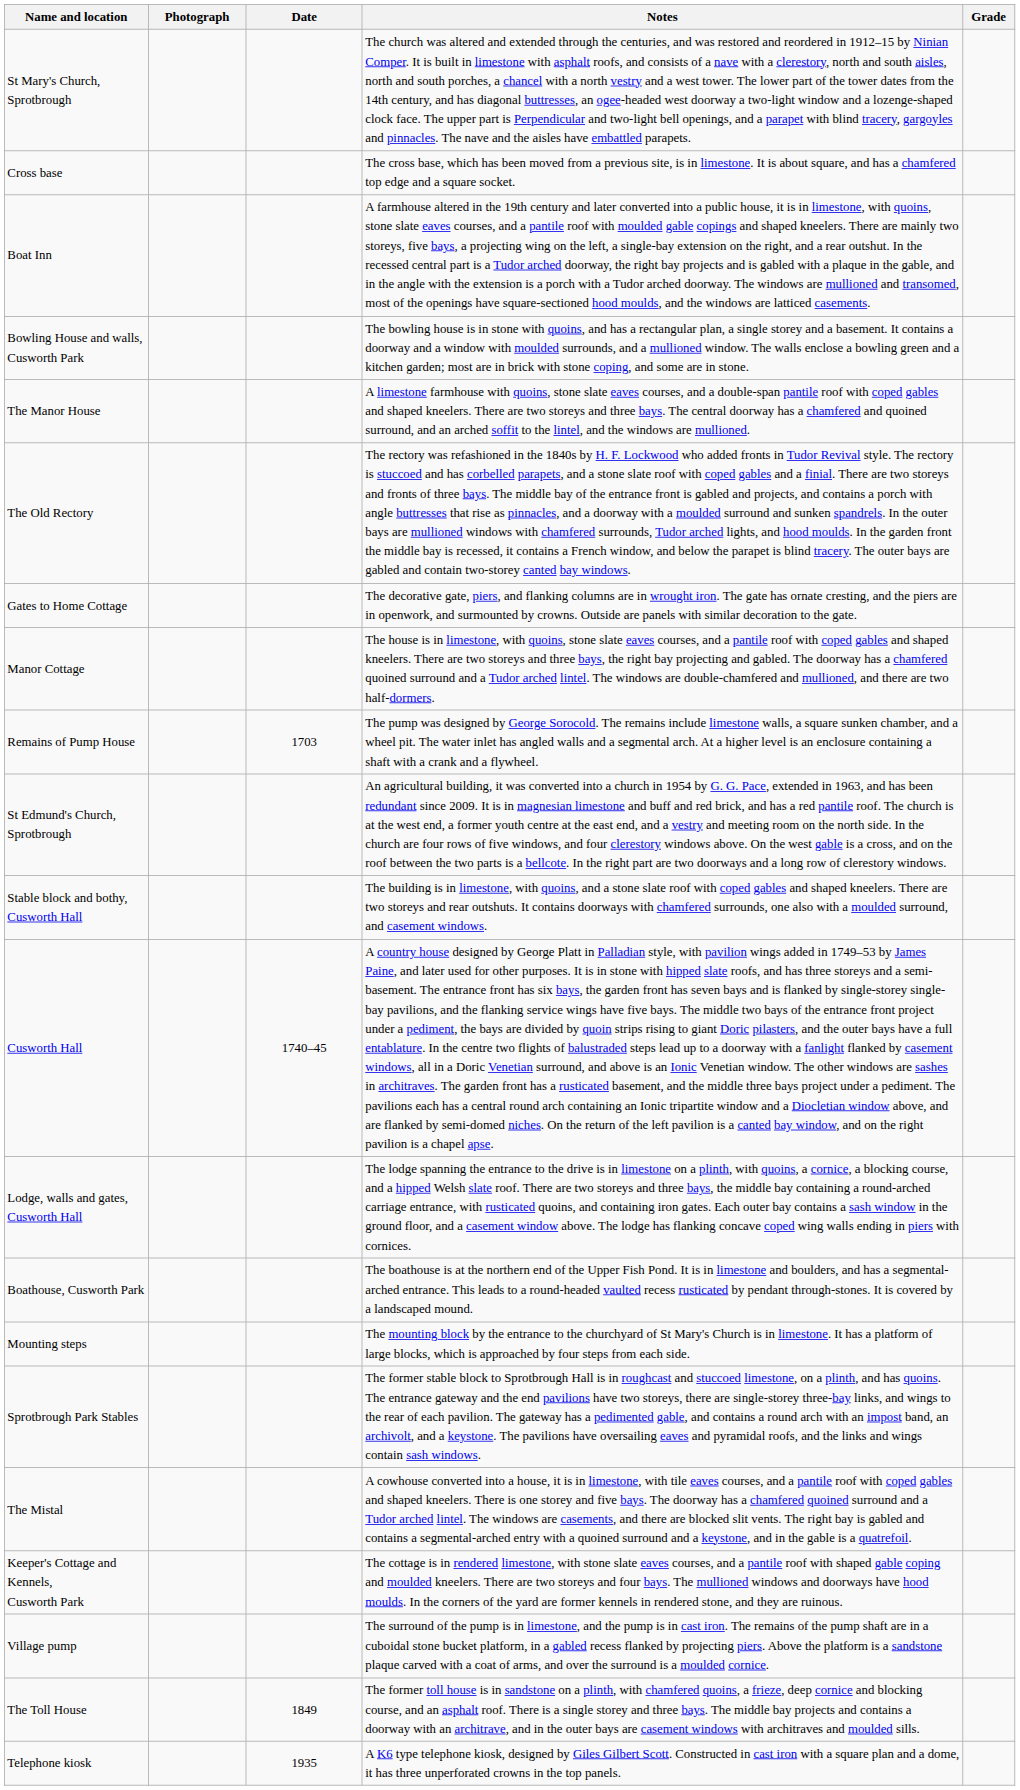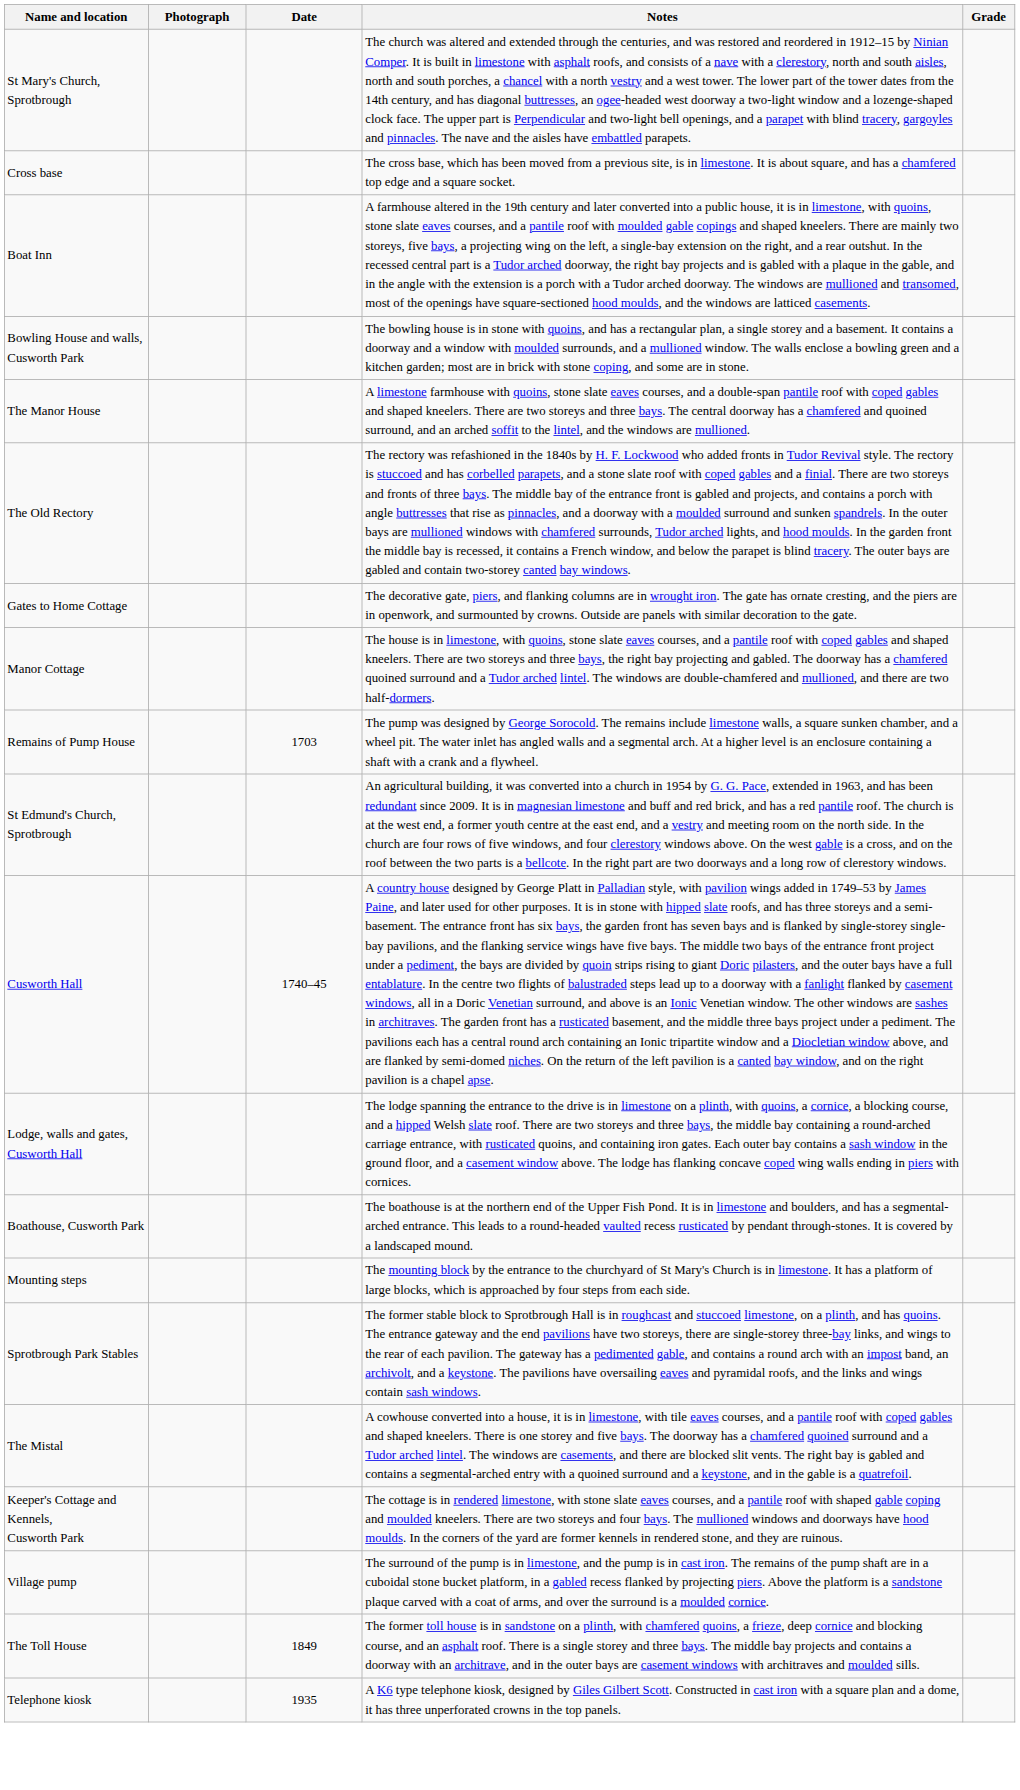- row: (67, 907)
